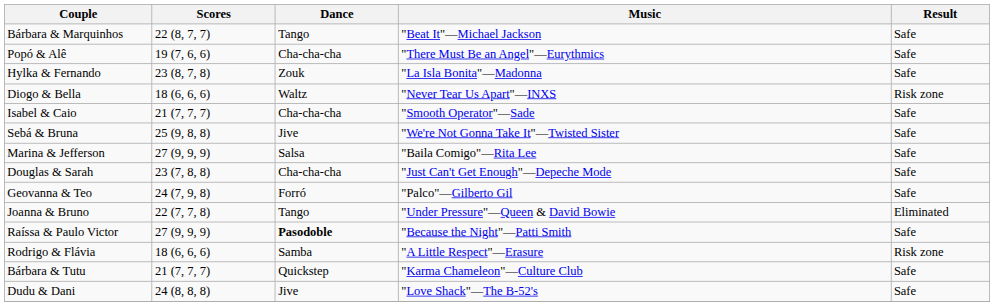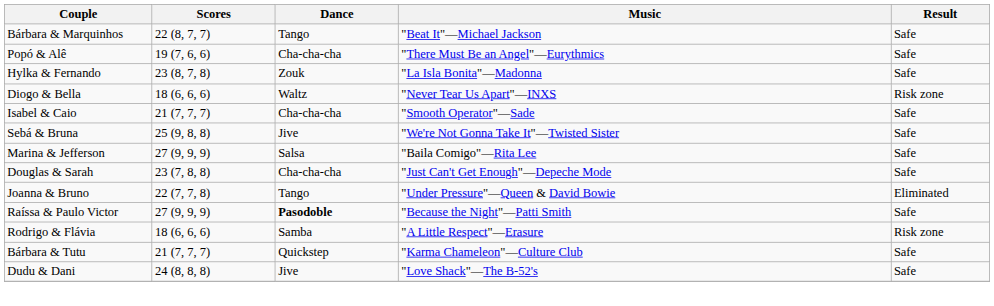- row: (50, 192)
